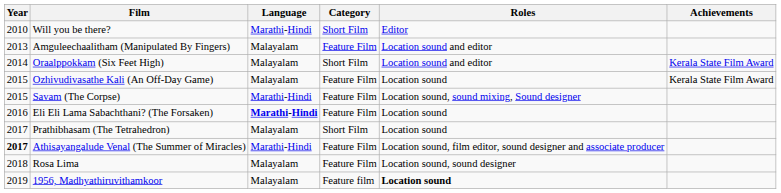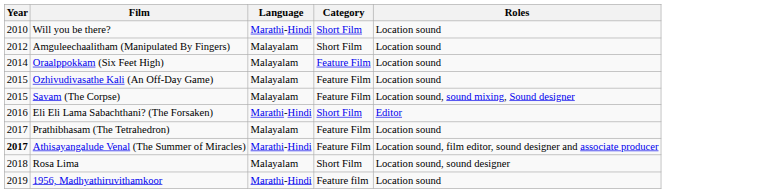- column: (721, 12)
(395, 29) Editor -> (408, 29) Location sound
(17, 46) 2013 -> (17, 46) 2012
(350, 46) Feature Film -> (339, 46) Short Film
(437, 46) Location sound and editor -> (408, 46) Location sound
(345, 63) Short Film -> (344, 63) Feature Film
(437, 63) Location sound and editor -> (408, 63) Location sound
(281, 96) Marathi-Hindi -> (274, 96) Malayalam
(284, 113) bold -> (281, 113) normal
(350, 113) Feature Film -> (339, 113) Short Film
(414, 113) Location sound -> (389, 113) Editor
(345, 130) Short Film -> (344, 130) Feature Film
(350, 163) Feature Film -> (339, 163) Short Film
(274, 180) Malayalam -> (281, 180) Marathi-Hindi
(416, 180) bold -> (408, 180) normal
